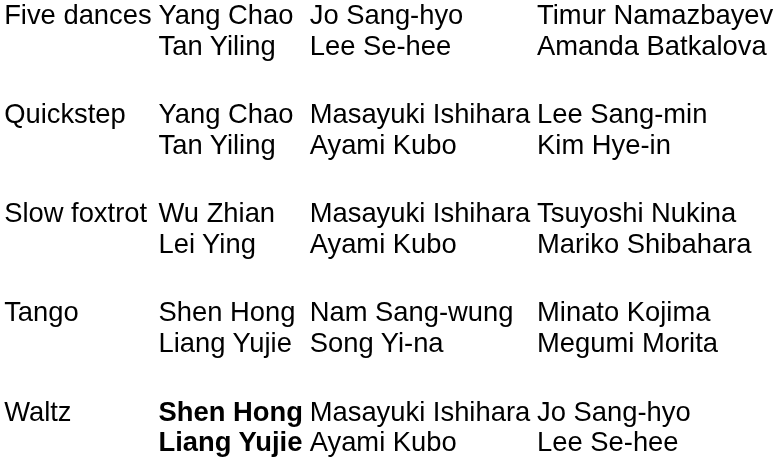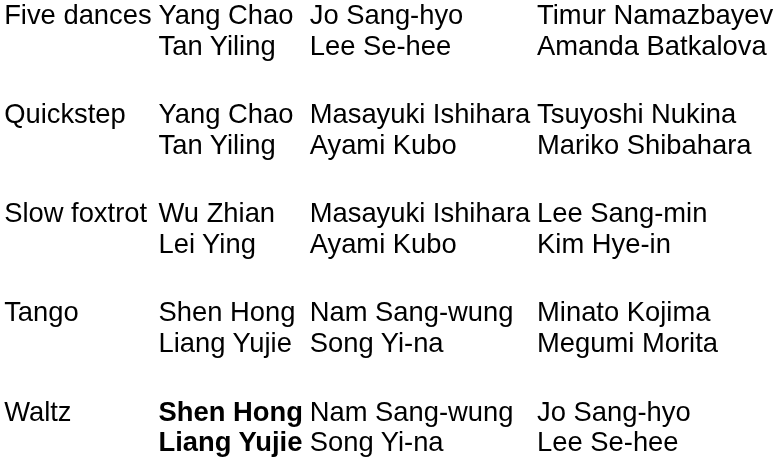(622, 129) Lee Sang-min Kim Hye-in -> (644, 129) Tsuyoshi Nukina Mariko Shibahara
(644, 228) Tsuyoshi Nukina Mariko Shibahara -> (622, 228) Lee Sang-min Kim Hye-in
(420, 427) Masayuki Ishihara Ayami Kubo -> (412, 427) Nam Sang-wung Song Yi-na
